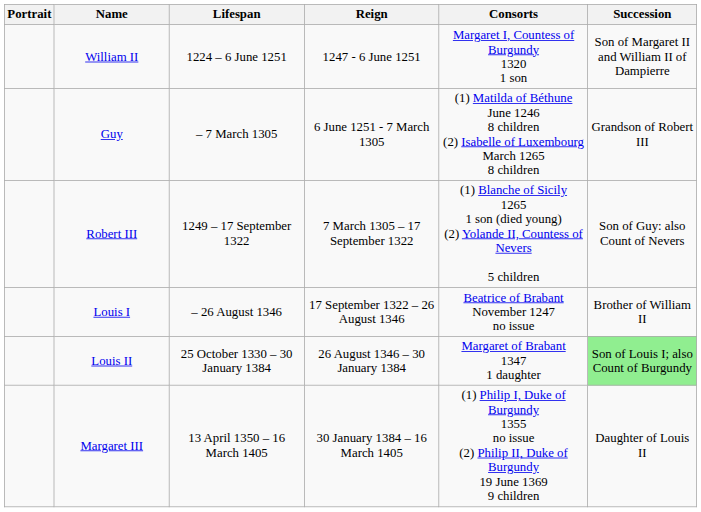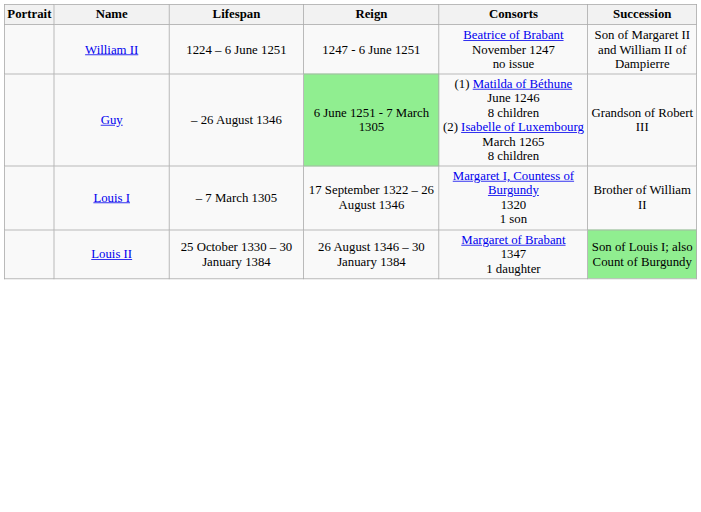(514, 56) Margaret I, Countess of Burgundy 1320 1 son -> (513, 49) Beatrice of Brabant November 1247 no issue
(237, 134) – 7 March 1305 -> (236, 120) – 26 August 1346
(372, 134) no background -> (371, 120) lightgreen background
- row: (112, 233)
(237, 311) – 26 August 1346 -> (236, 197) – 7 March 1305
(514, 311) Beatrice of Brabant November 1247 no issue -> (513, 197) Margaret I, Countess of Burgundy 1320 1 son
- row: (112, 446)
